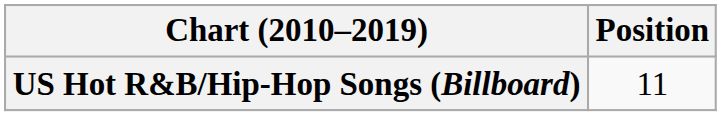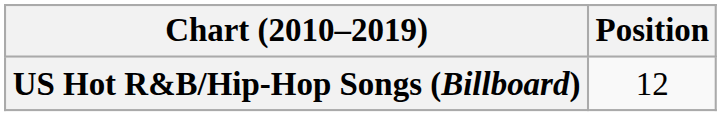(652, 82) 11 -> (652, 82) 12
